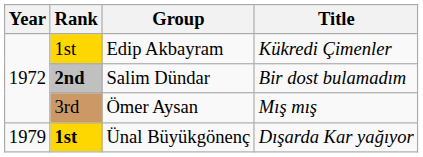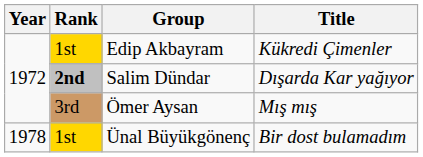(333, 78) Bir dost bulamadım -> (336, 78) Dışarda Kar yağıyor
(27, 136) 1979 -> (27, 136) 1978
(66, 136) bold -> (65, 136) normal
(336, 136) Dışarda Kar yağıyor -> (333, 136) Bir dost bulamadım
